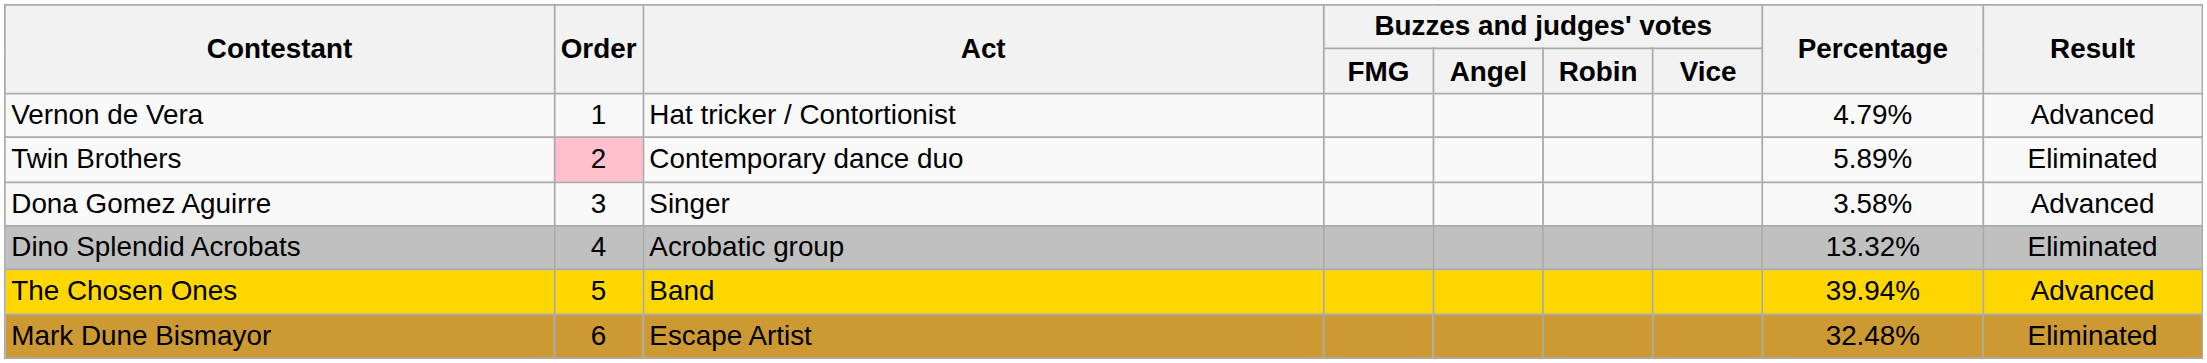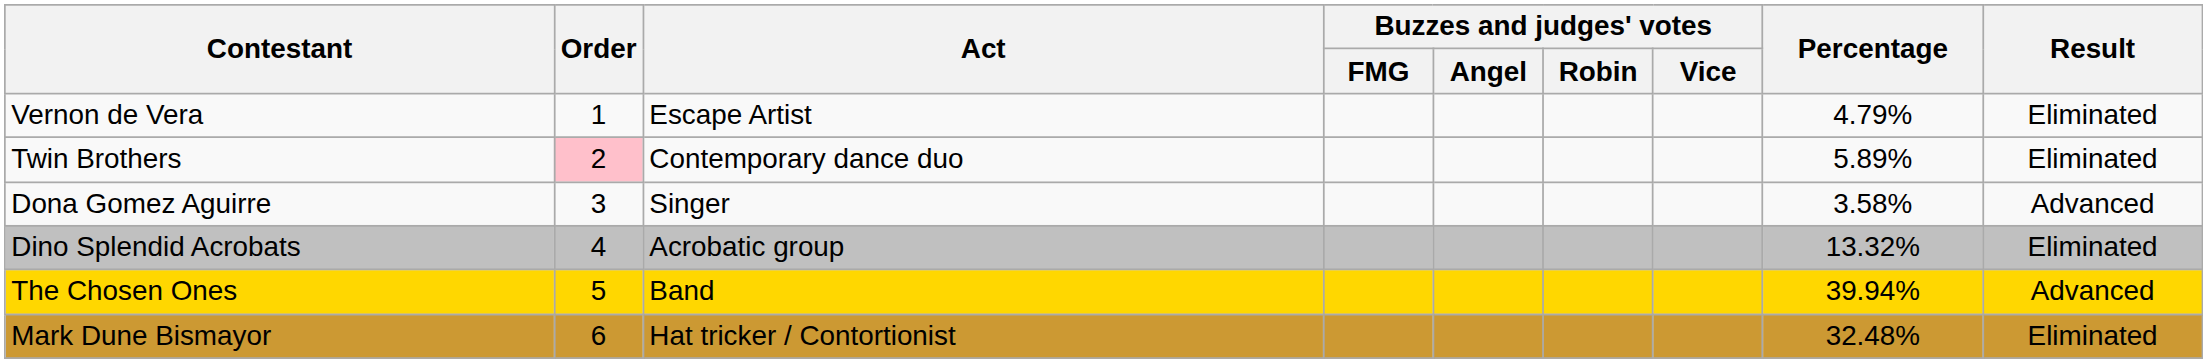(803, 114) Hat tricker / Contortionist -> (731, 114) Escape Artist
(2093, 114) Advanced -> (2093, 114) Eliminated
(731, 335) Escape Artist -> (803, 335) Hat tricker / Contortionist
